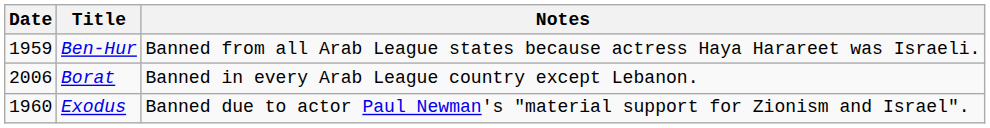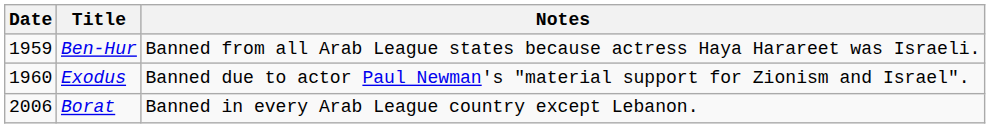rows swapped: (94, 108) <-> (88, 78)
